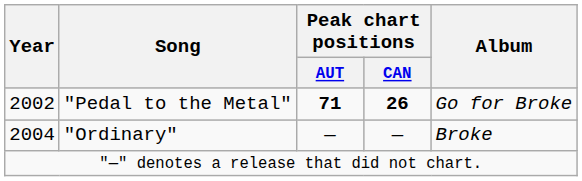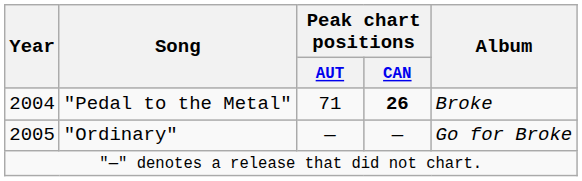(32, 104) 2002 -> (32, 104) 2004
(330, 104) bold -> (330, 104) normal
(504, 104) Go for Broke -> (464, 104) Broke
(32, 135) 2004 -> (32, 135) 2005
(464, 135) Broke -> (504, 135) Go for Broke
